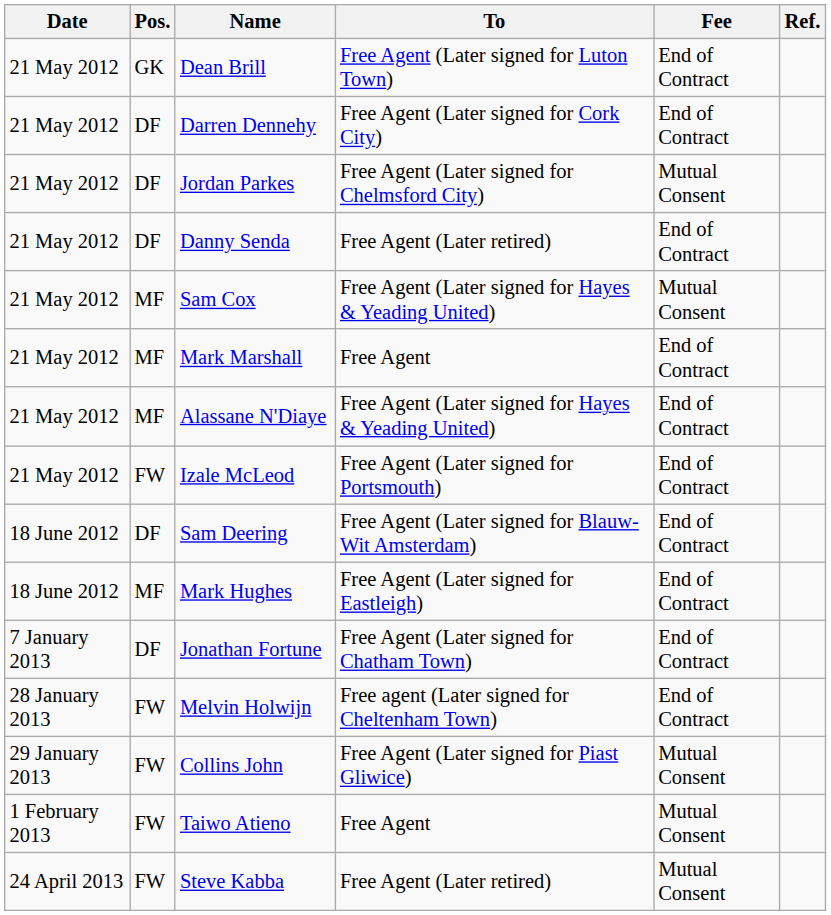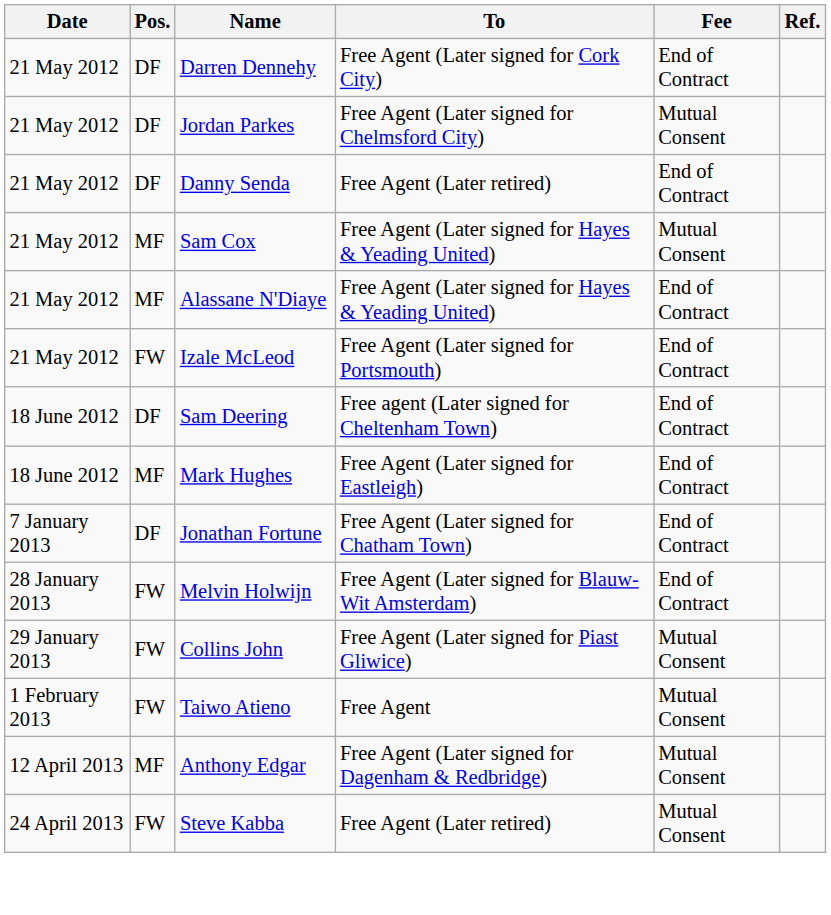- row: (223, 67)
- row: (241, 358)
(489, 532) Free Agent (Later signed for Blauw-Wit Amsterdam) -> (454, 416) Free agent (Later signed for Cheltenham Town)
(454, 707) Free agent (Later signed for Cheltenham Town) -> (489, 590) Free Agent (Later signed for Blauw-Wit Amsterdam)
+ row: (243, 765)
